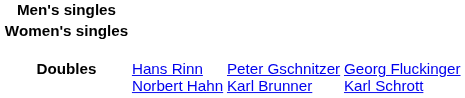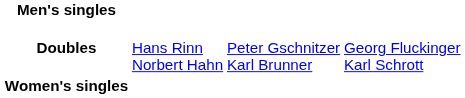rows swapped: (66, 69) <-> (66, 31)
